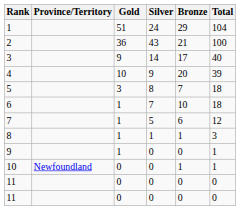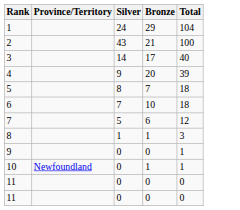- column: (130, 12)
